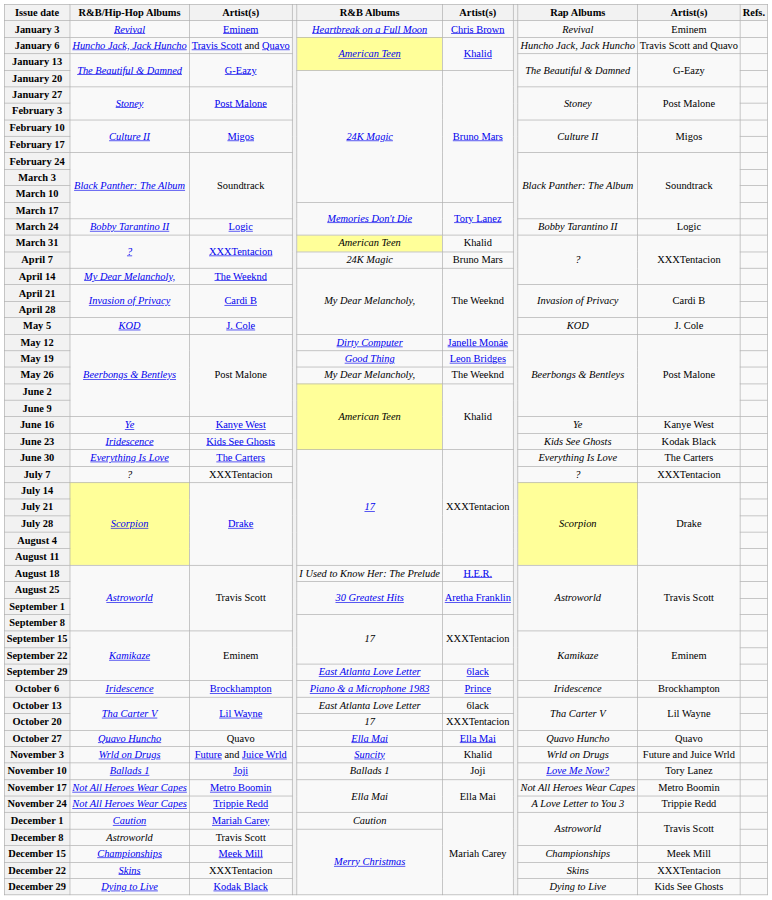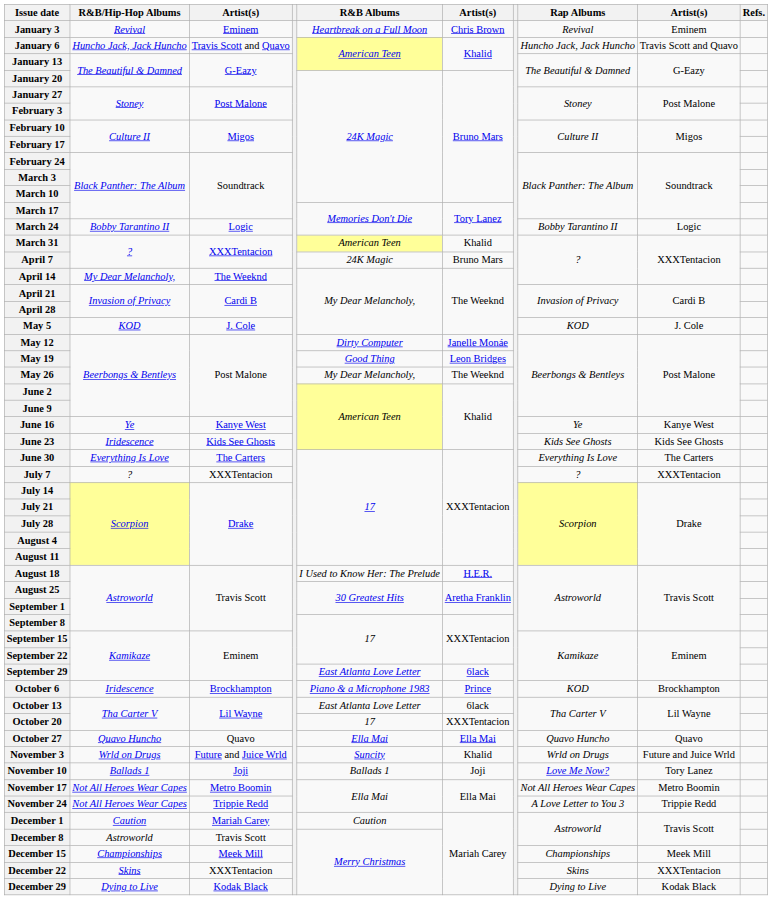(689, 441) Kodak Black -> (689, 441) Kids See Ghosts
(578, 688) Iridescence -> (578, 688) KOD
(689, 886) Kids See Ghosts -> (689, 886) Kodak Black
